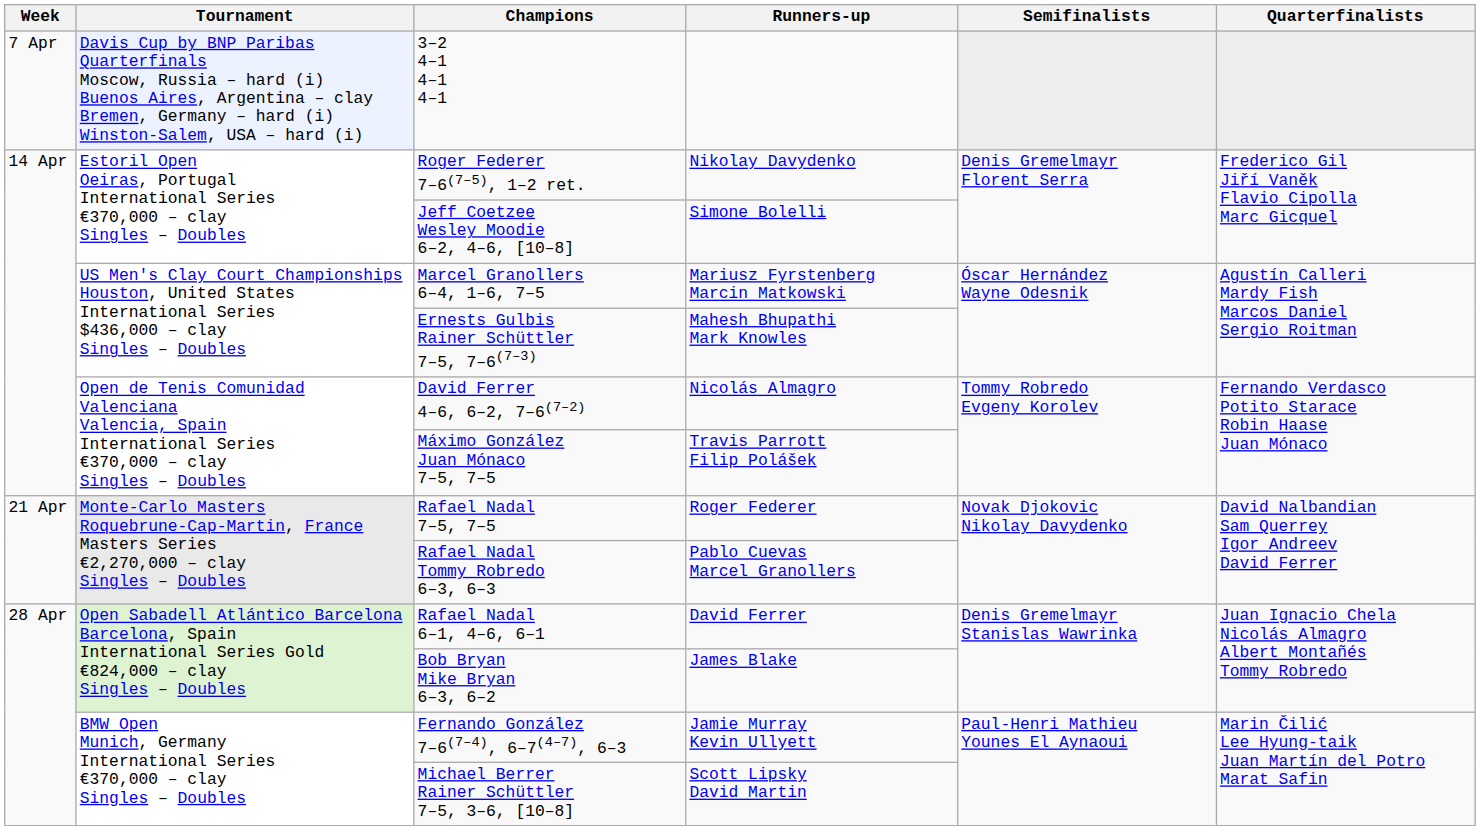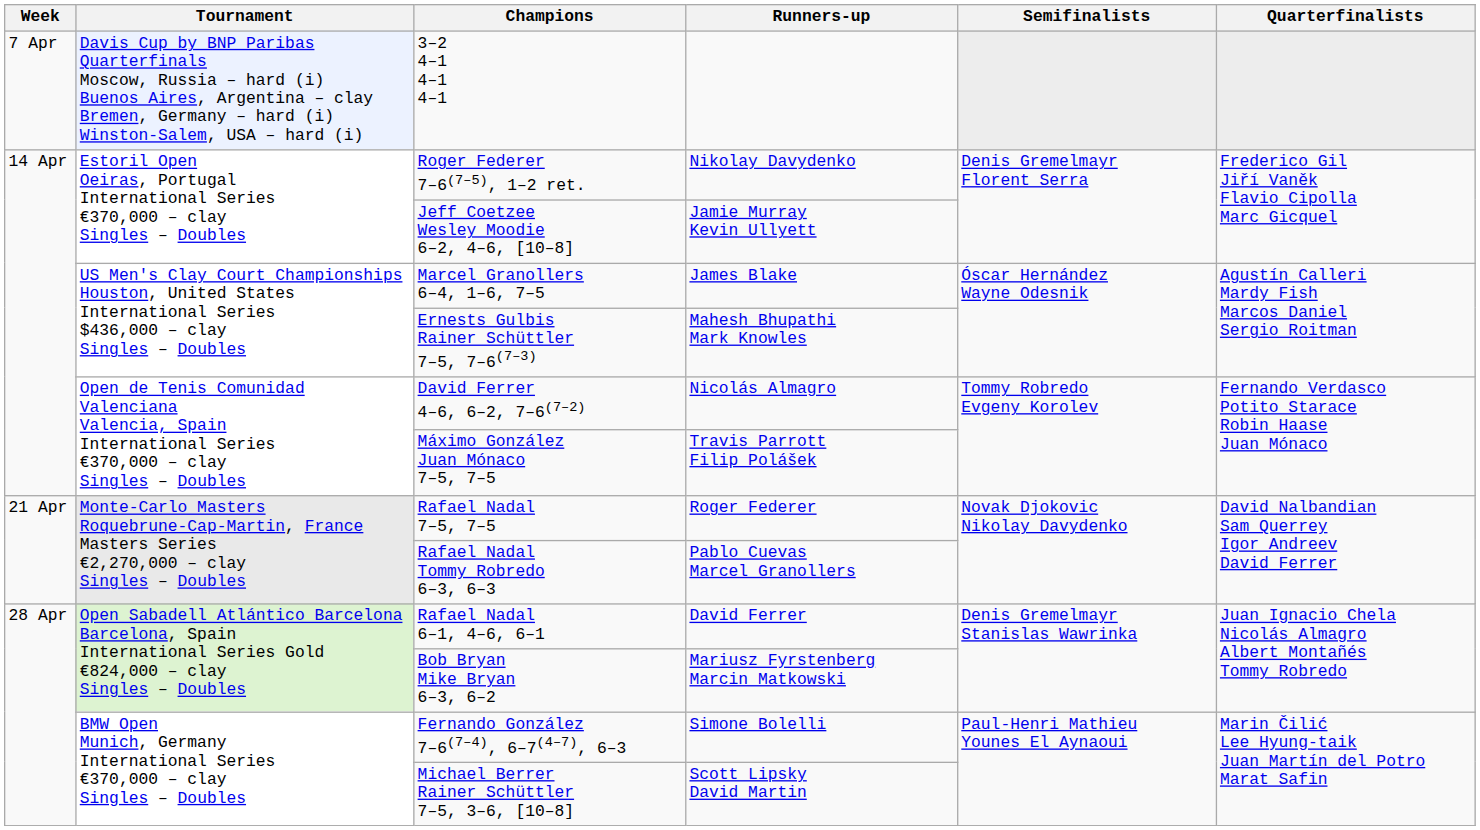(758, 213) Simone Bolelli -> (753, 223) Jamie Murray Kevin Ullyett
(782, 286) Mariusz Fyrstenberg Marcin Matkowski -> (743, 277) James Blake
(743, 662) James Blake -> (782, 671) Mariusz Fyrstenberg Marcin Matkowski
(753, 734) Jamie Murray Kevin Ullyett -> (758, 725) Simone Bolelli
